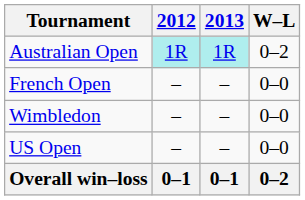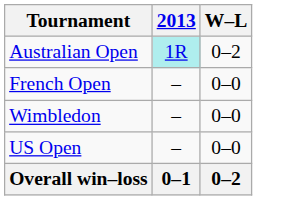- column: (176, 19)
